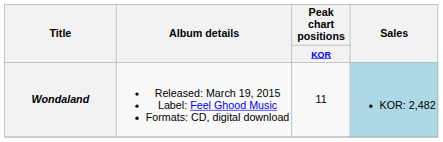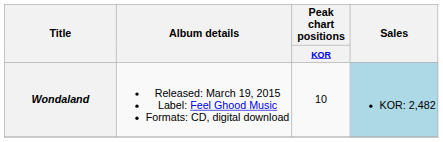(321, 99) 11 -> (321, 99) 10
